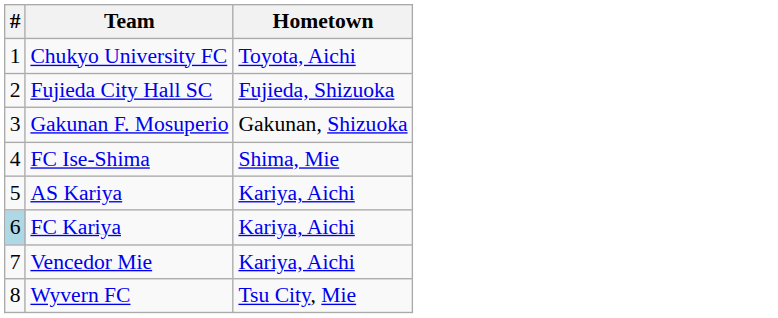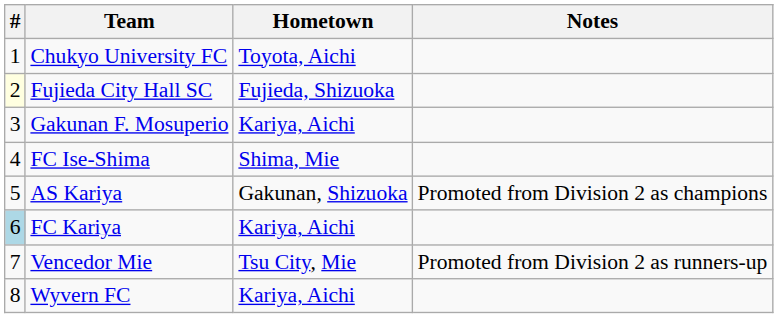+ column: (592, 21)
(15, 90) no background -> (15, 90) lightyellow background
(323, 124) Gakunan, Shizuoka -> (297, 124) Kariya, Aichi
(297, 192) Kariya, Aichi -> (323, 192) Gakunan, Shizuoka
(297, 261) Kariya, Aichi -> (297, 261) Tsu City, Mie
(297, 295) Tsu City, Mie -> (297, 295) Kariya, Aichi
